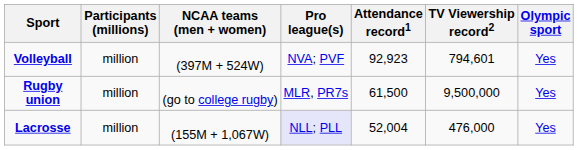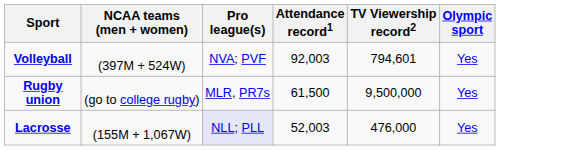- column: (120, 23)
(388, 59) 92,923 -> (310, 59) 92,003
(388, 127) 52,004 -> (310, 127) 52,003
